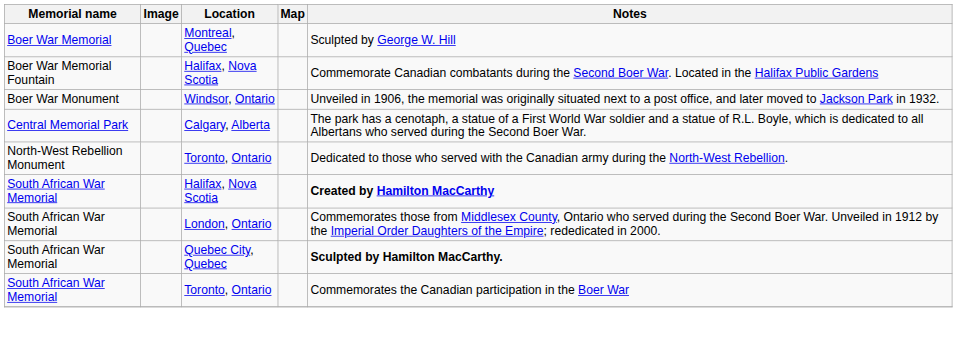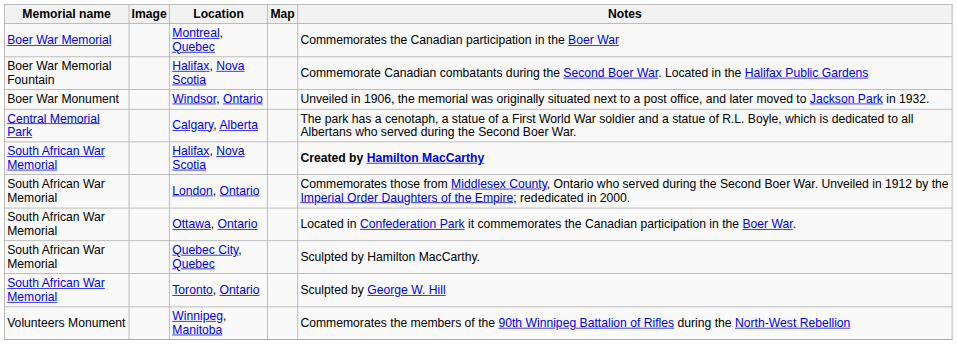(383, 40) Sculpted by George W. Hill -> (460, 40) Commemorates the Canadian participation in the Boer War
- row: (65, 158)
+ row: (56, 224)
(407, 257) bold -> (390, 257) normal
(470, 290) Commemorates the Canadian participation in the Boer War -> (373, 290) Sculpted by George W. Hill
+ row: (66, 323)
